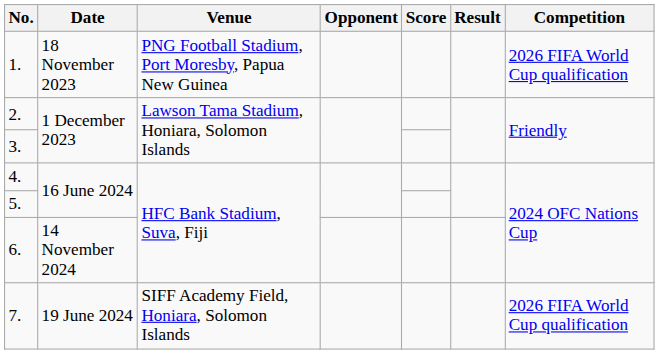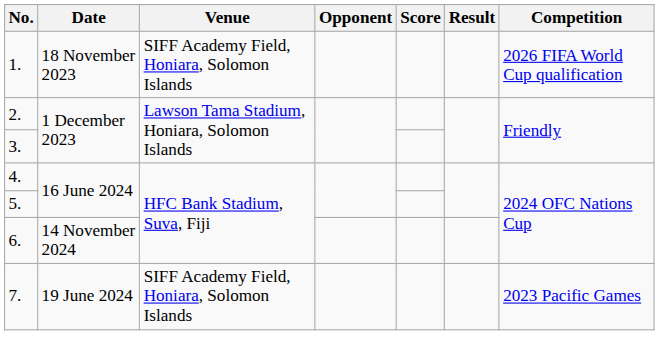(222, 64) PNG Football Stadium, Port Moresby, Papua New Guinea -> (217, 64) SIFF Academy Field, Honiara, Solomon Islands
(569, 315) 2026 FIFA World Cup qualification -> (572, 296) 2023 Pacific Games
